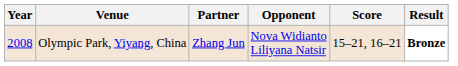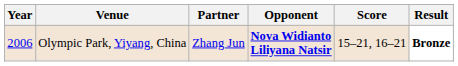(20, 43) 2008 -> (20, 43) 2006
(289, 43) normal -> (291, 43) bold
